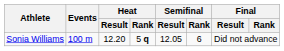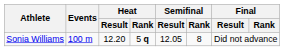(199, 39) 6 -> (199, 39) 8
